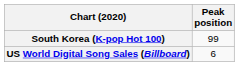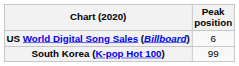rows swapped: (98, 38) <-> (98, 54)
